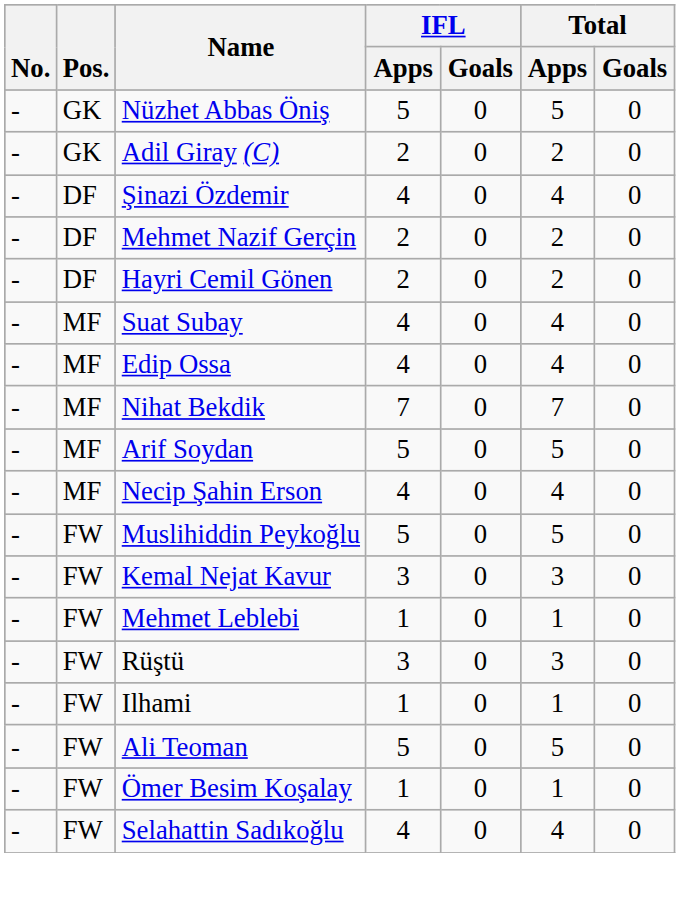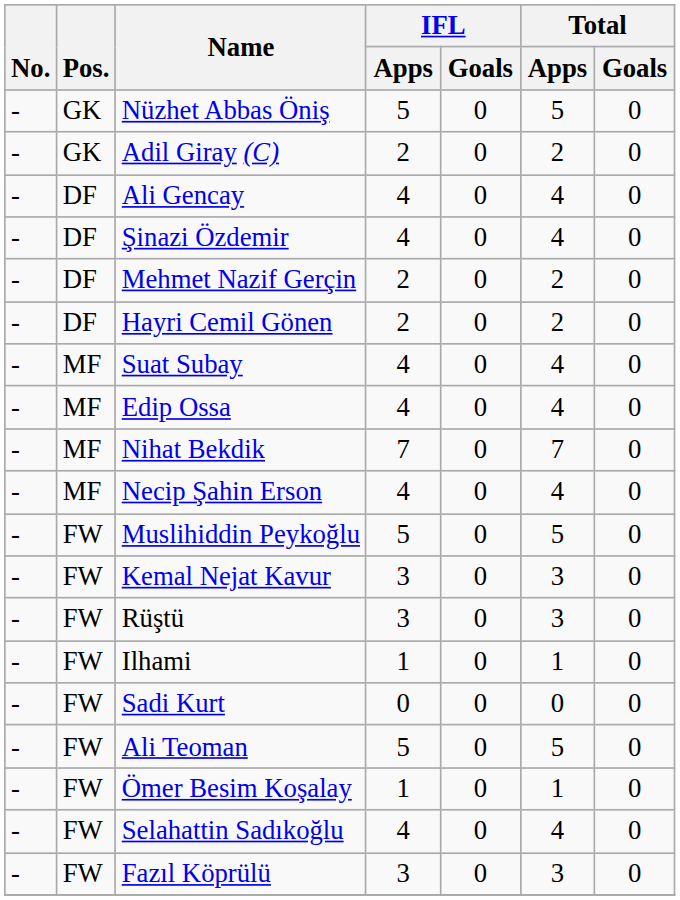+ row: (183, 195)
- row: (187, 449)
- row: (210, 618)
+ row: (173, 703)
+ row: (196, 873)
